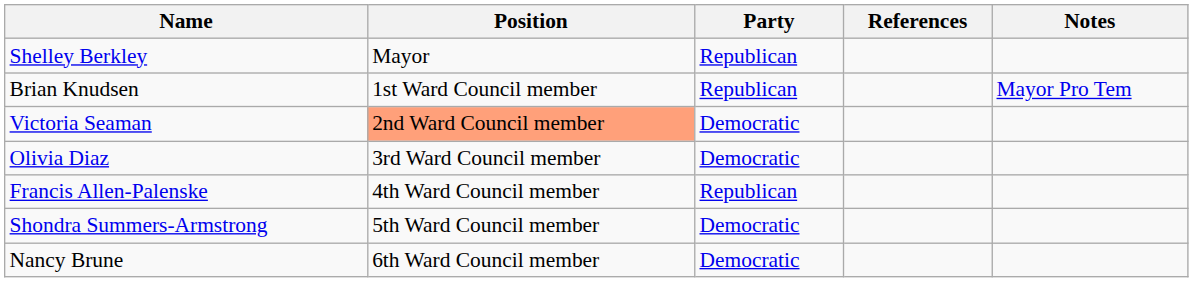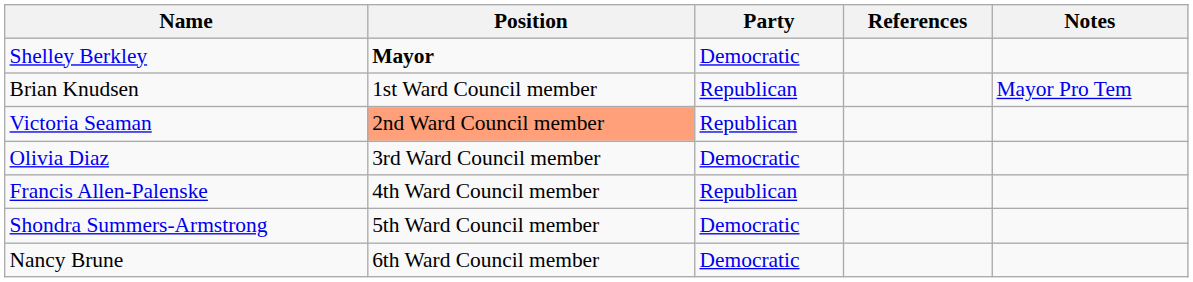(401, 55) normal -> (403, 55) bold
(748, 55) Republican -> (750, 55) Democratic
(750, 123) Democratic -> (748, 123) Republican
